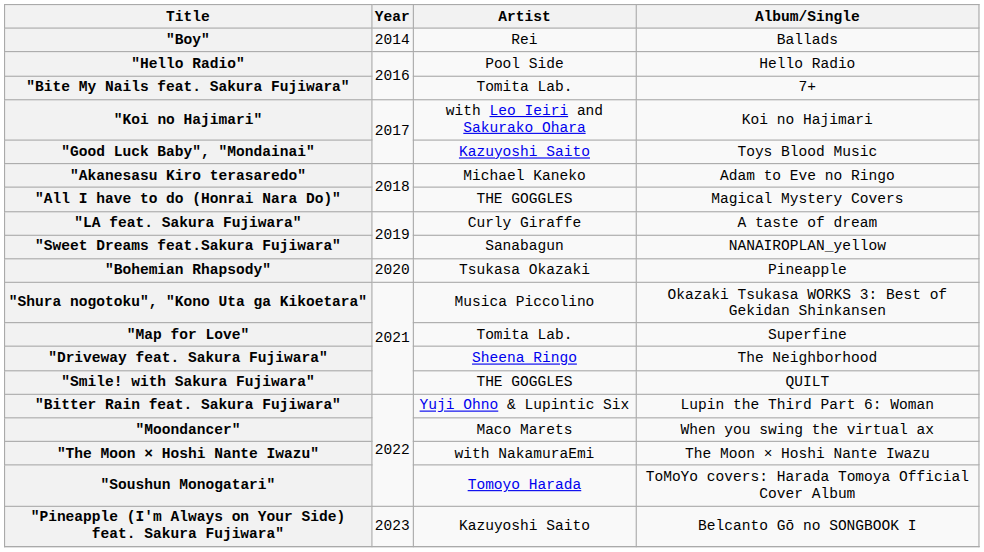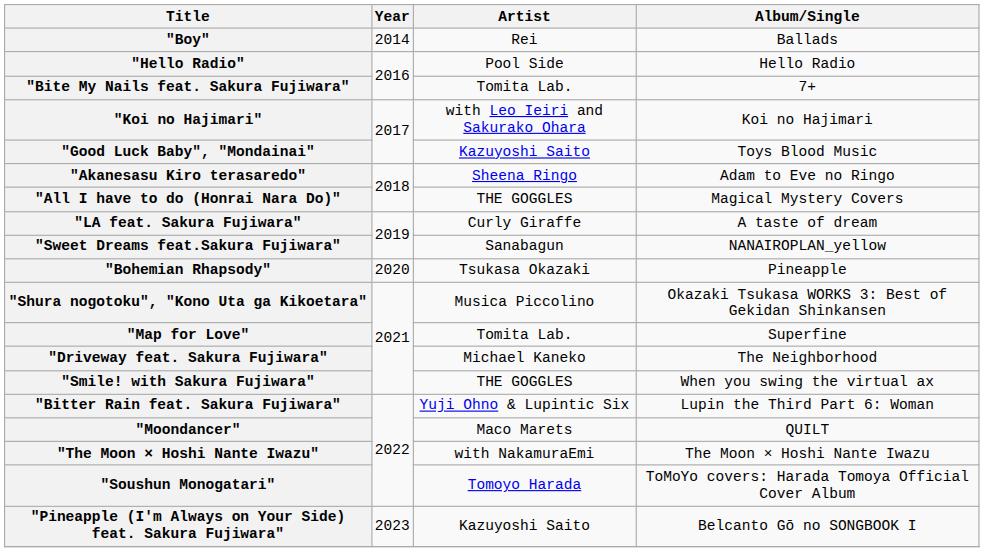(524, 176) Michael Kaneko -> (524, 176) Sheena Ringo
(524, 359) Sheena Ringo -> (524, 359) Michael Kaneko
(807, 382) QUILT -> (807, 382) When you swing the virtual ax
(807, 430) When you swing the virtual ax -> (807, 430) QUILT
